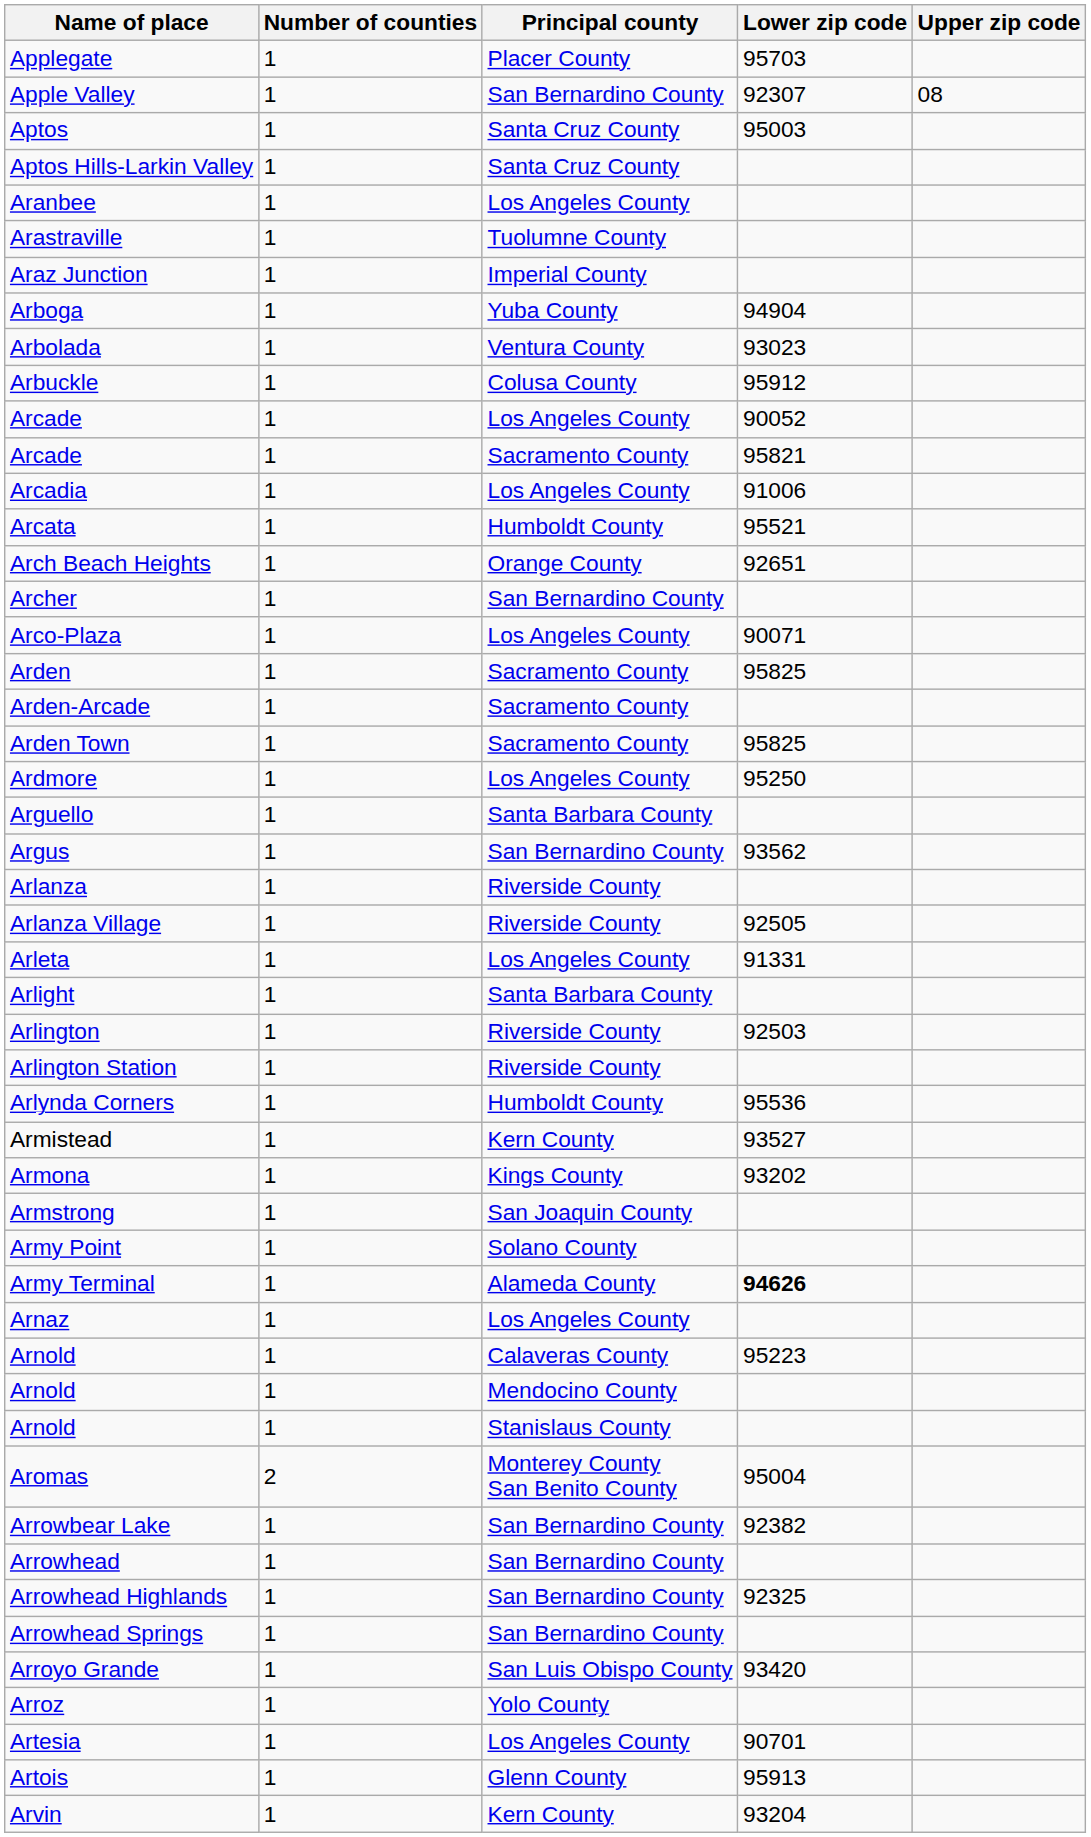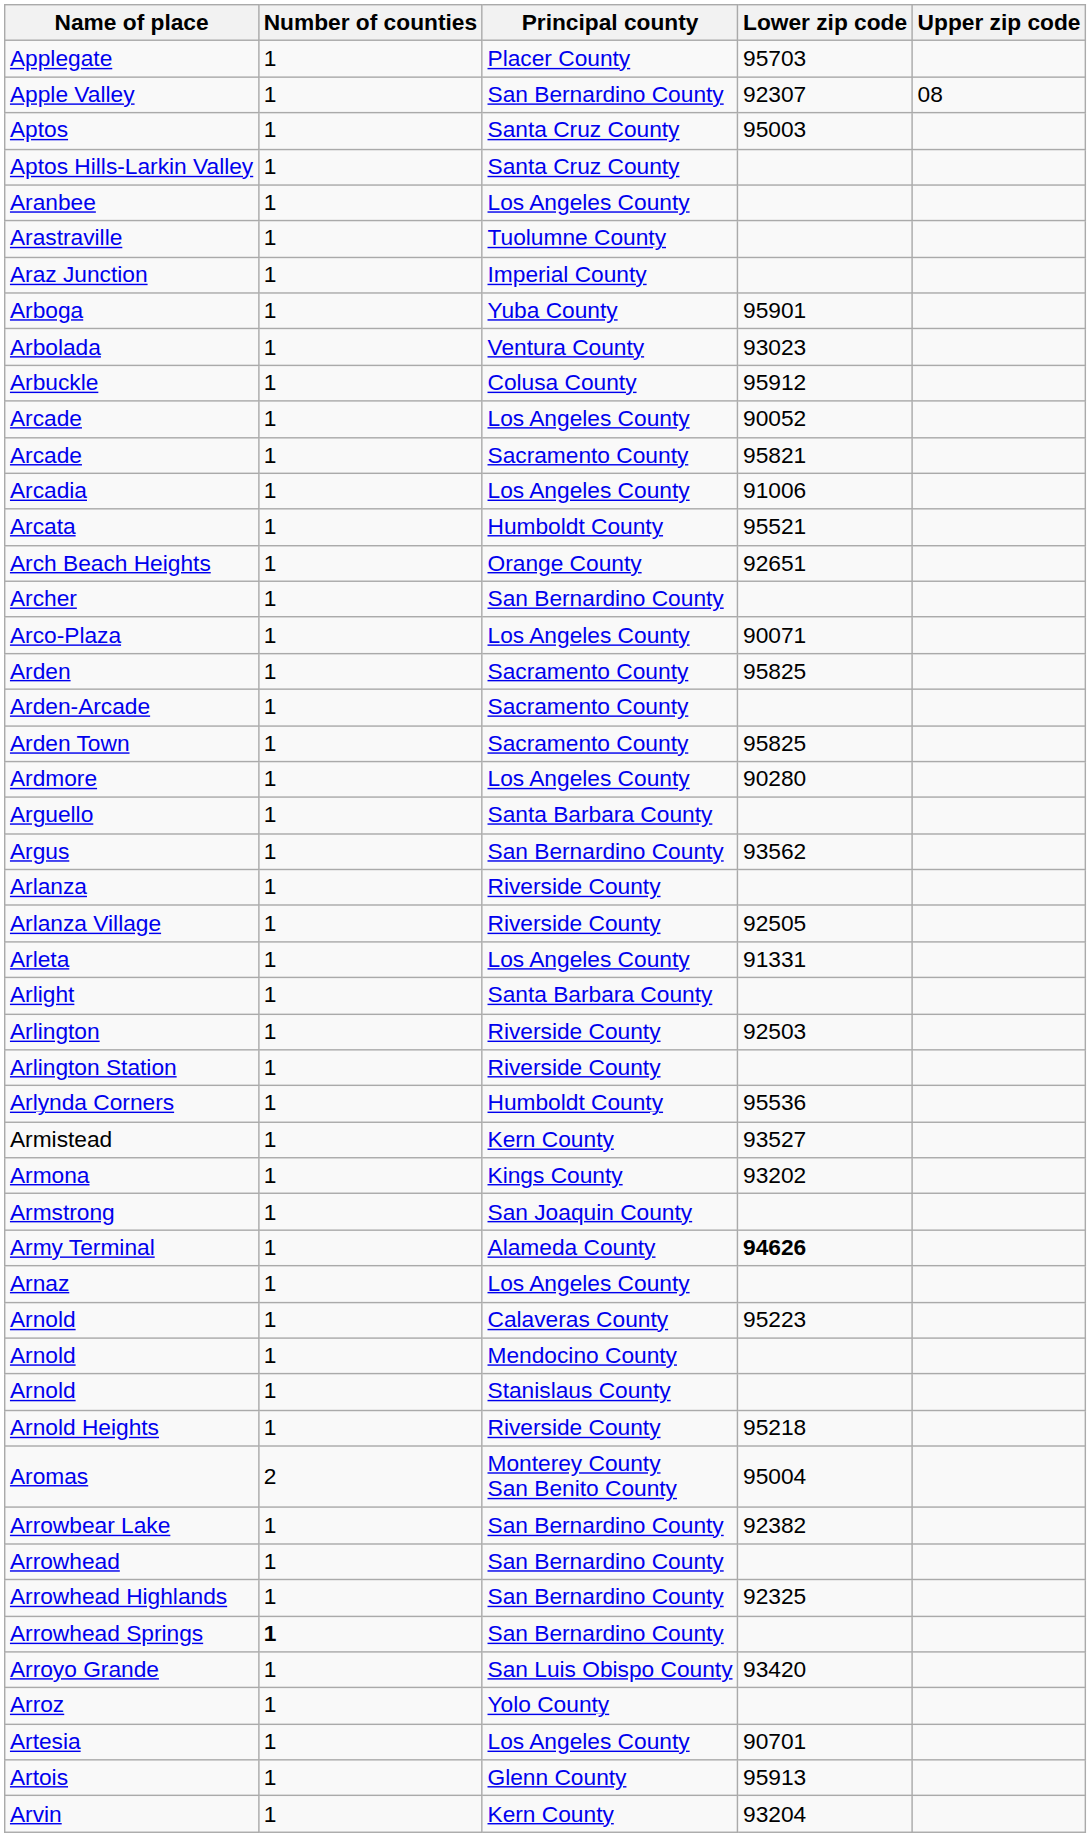(775, 310) 94904 -> (775, 310) 95901
(775, 779) 95250 -> (775, 779) 90280
- row: (66, 1247)
+ row: (84, 1427)
(270, 1633) normal -> (270, 1633) bold
